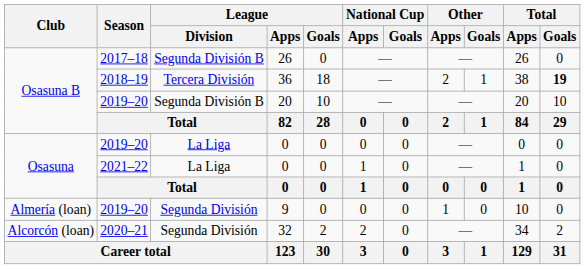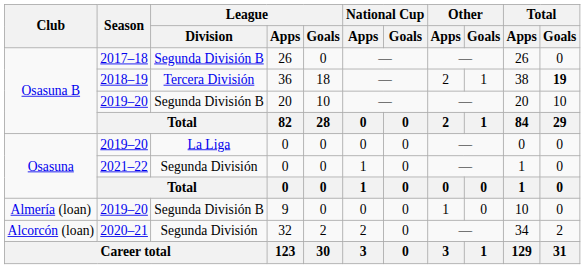(209, 166) La Liga -> (209, 166) Segunda División
(209, 209) Segunda División -> (209, 209) Segunda División B
